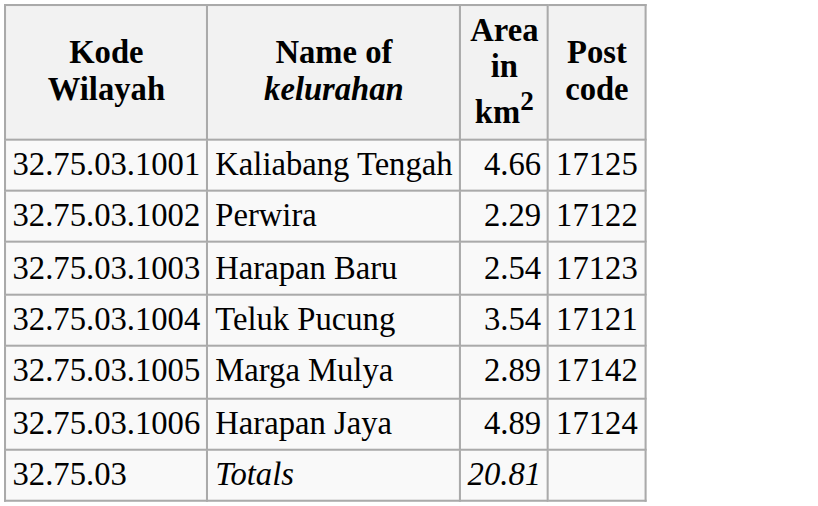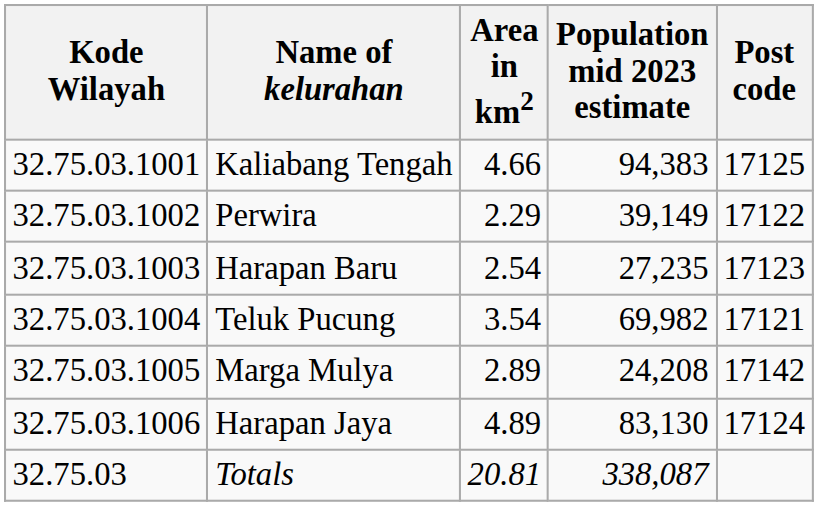+ column: (632, 71)
